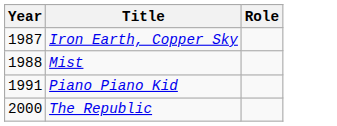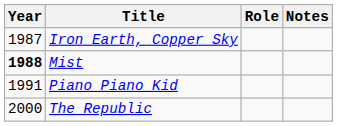+ column: (307, 16)
(25, 63) normal -> (25, 63) bold
